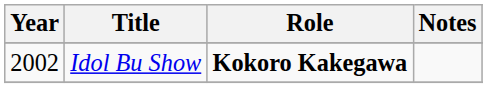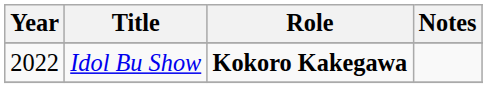(35, 62) 2002 -> (35, 62) 2022
